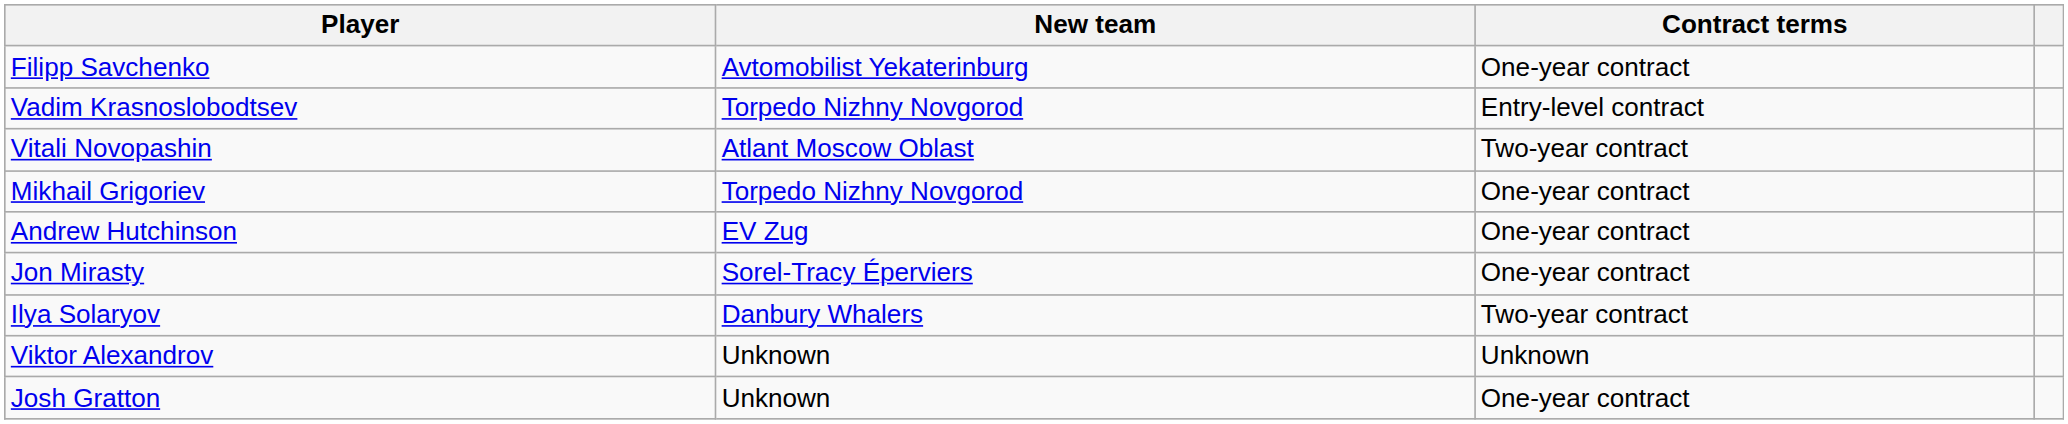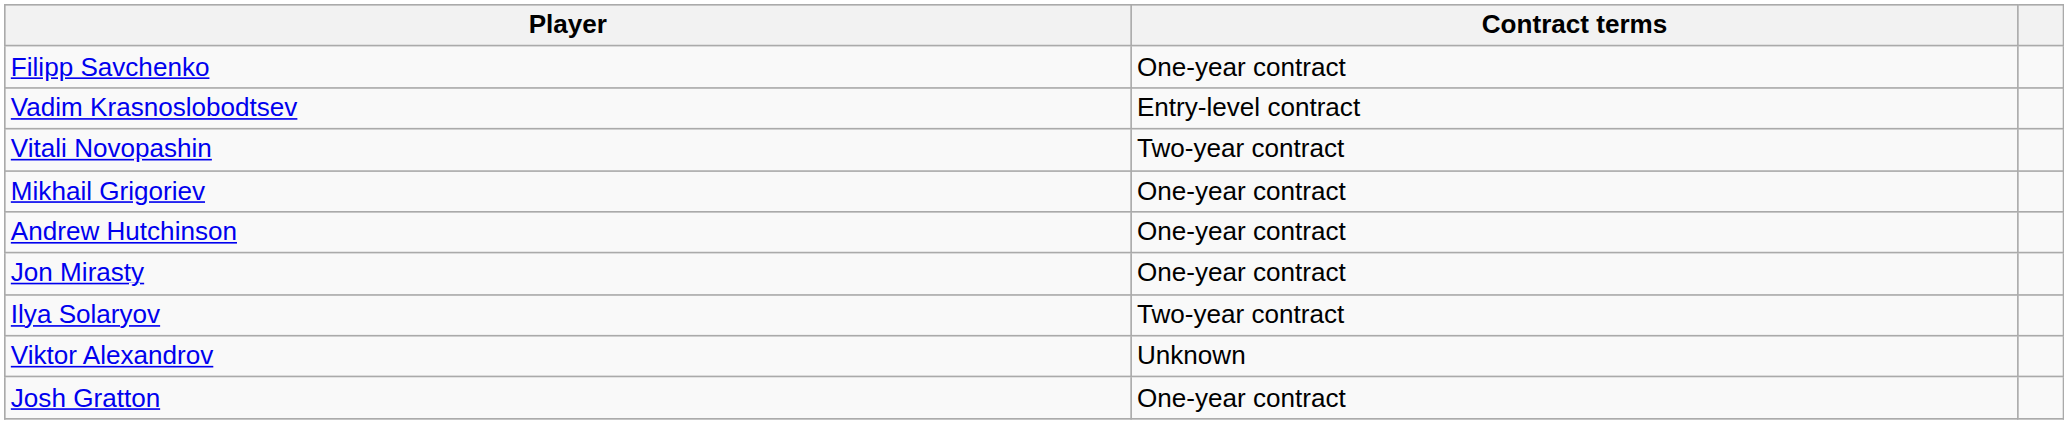- column: (1095, 25)
